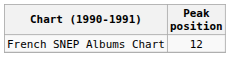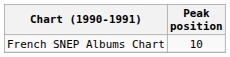(196, 44) 12 -> (196, 44) 10
